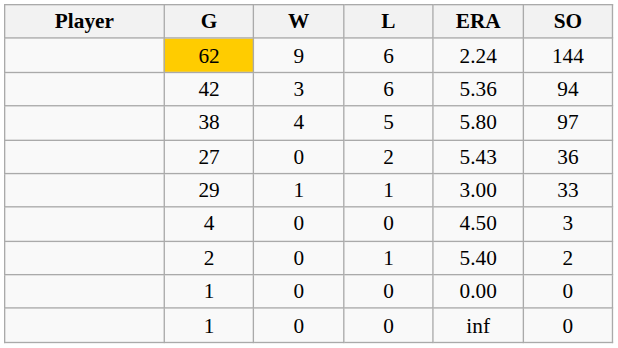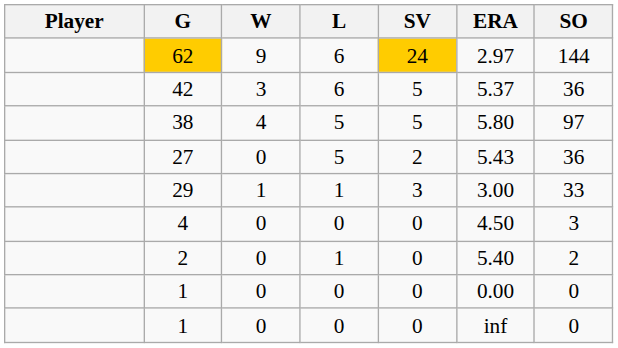+ column: (417, 21)
(478, 55) 2.24 -> (495, 55) 2.97
(478, 88) 5.36 -> (495, 88) 5.37
(568, 88) 94 -> (574, 88) 36
(388, 156) 2 -> (339, 156) 5
